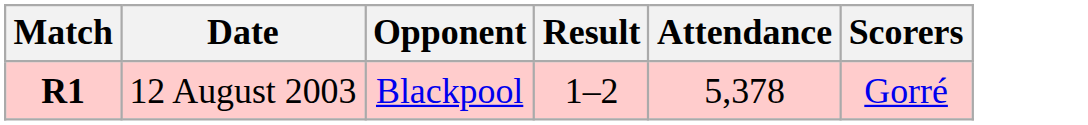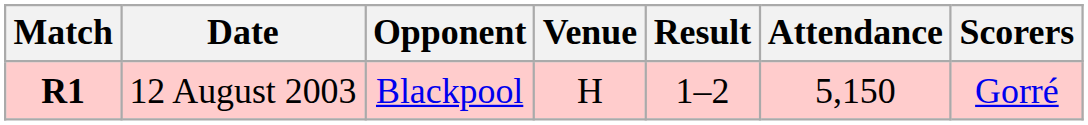+ column: (590, 32)
(745, 89) 5,378 -> (855, 89) 5,150
